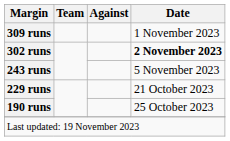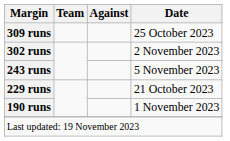(177, 32) 1 November 2023 -> (174, 32) 25 October 2023
(178, 51) bold -> (177, 51) normal
(174, 107) 25 October 2023 -> (177, 107) 1 November 2023
